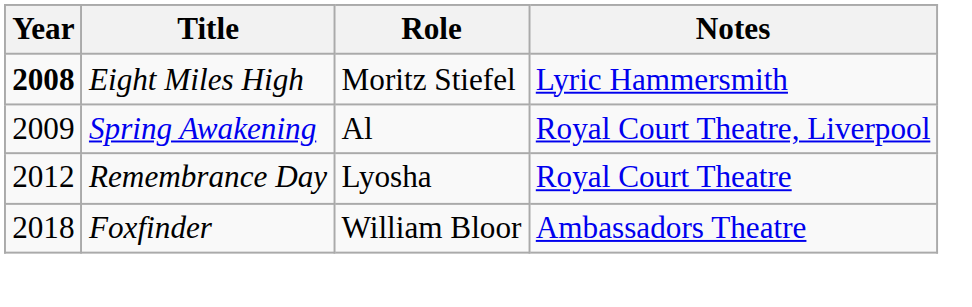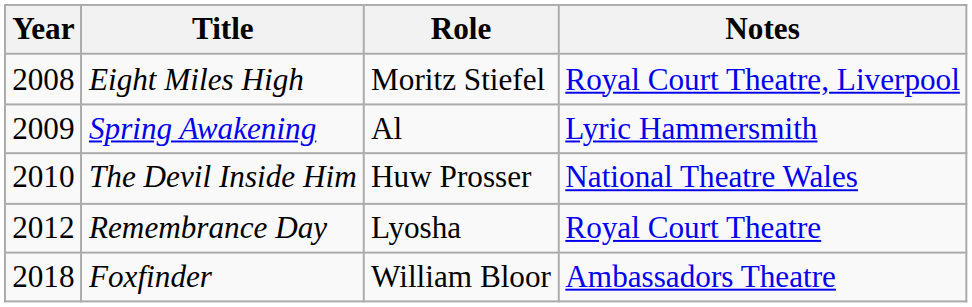(43, 78) bold -> (43, 78) normal
(662, 78) Lyric Hammersmith -> (763, 78) Royal Court Theatre, Liverpool
(733, 128) Royal Court Theatre, Liverpool -> (691, 128) Lyric Hammersmith
+ row: (223, 177)
